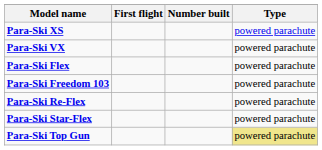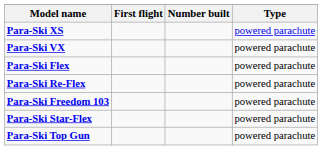rows swapped: (46, 101) <-> (58, 83)
(275, 136) khaki background -> (275, 136) no background
